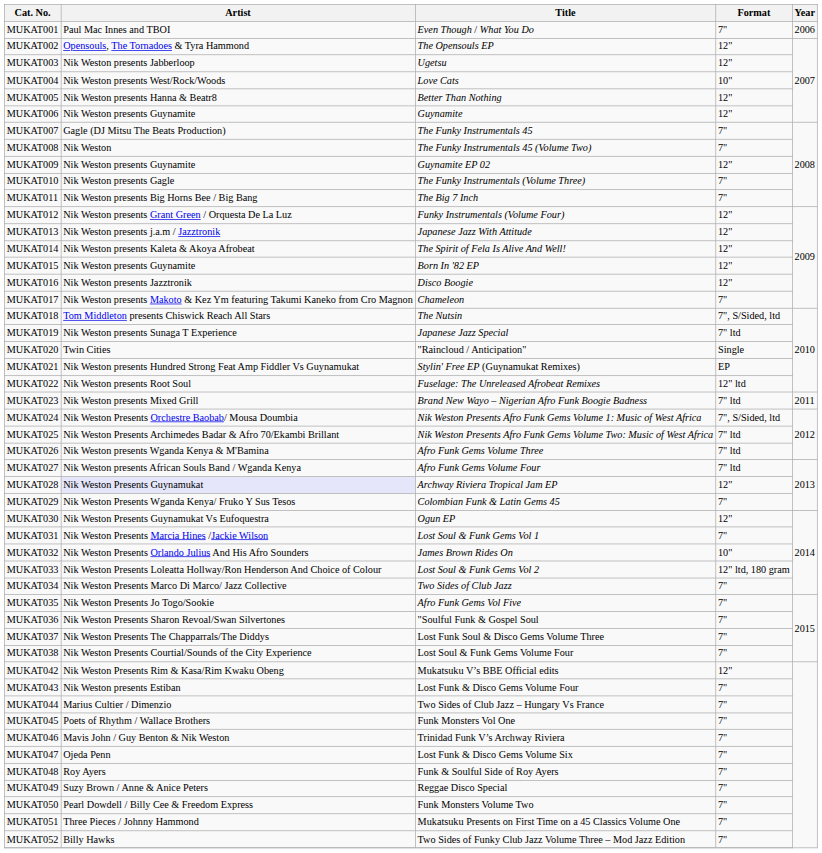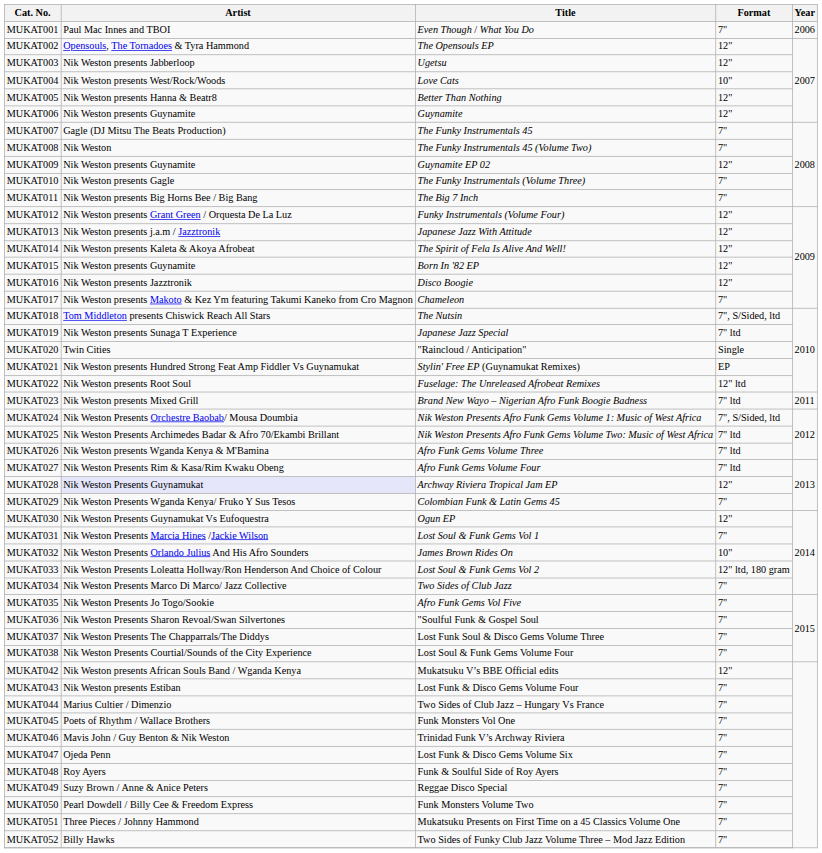(182, 468) Nik Weston presents African Souls Band / Wganda Kenya -> (174, 468) Nik Weston Presents Rim & Kasa/Rim Kwaku Obeng
(174, 670) Nik Weston Presents Rim & Kasa/Rim Kwaku Obeng -> (182, 670) Nik Weston presents African Souls Band / Wganda Kenya
